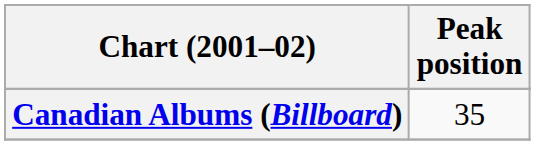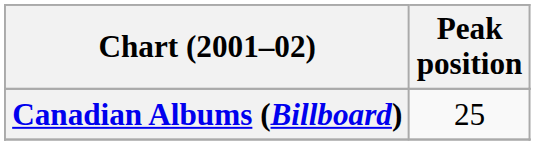(470, 113) 35 -> (470, 113) 25
